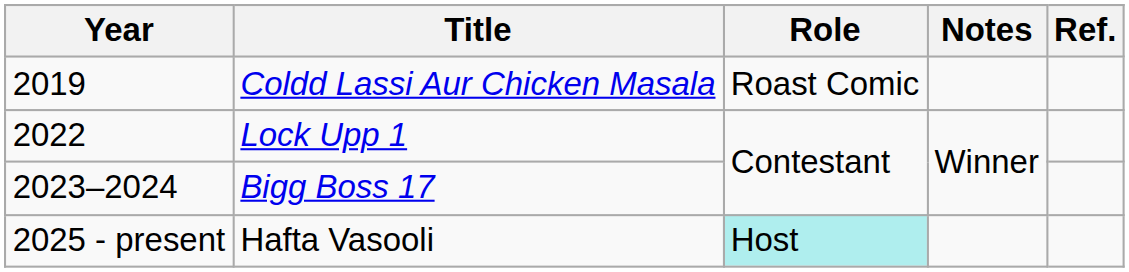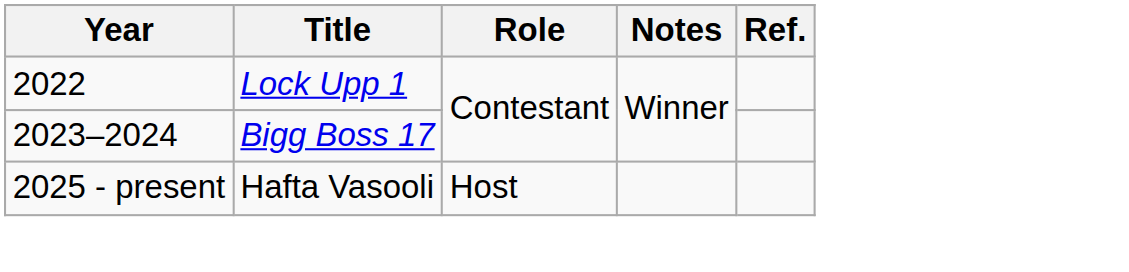- row: (478, 82)
(765, 239) paleturquoise background -> (484, 187) no background
